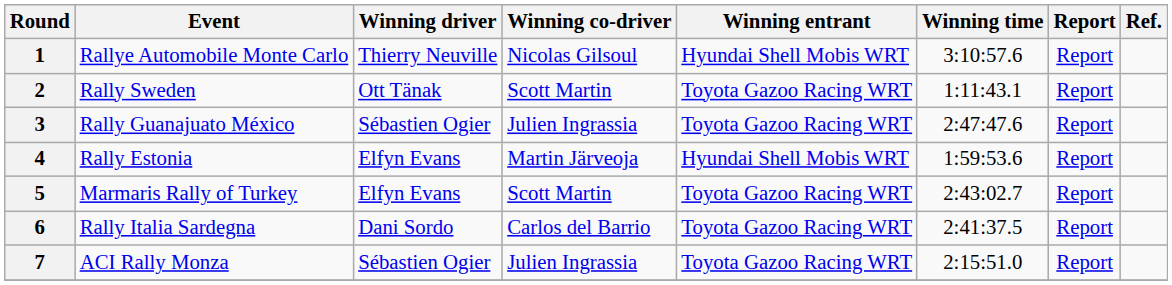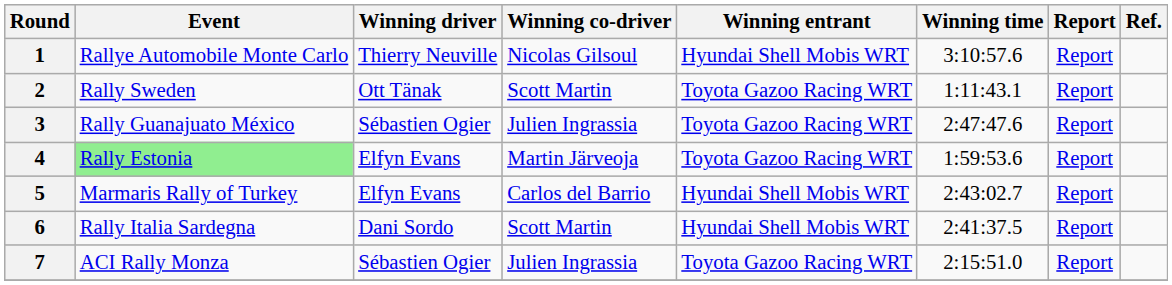(136, 158) no background -> (136, 158) lightgreen background
(795, 158) Hyundai Shell Mobis WRT -> (797, 158) Toyota Gazoo Racing WRT
(559, 192) Scott Martin -> (579, 192) Carlos del Barrio
(797, 192) Toyota Gazoo Racing WRT -> (795, 192) Hyundai Shell Mobis WRT
(579, 227) Carlos del Barrio -> (559, 227) Scott Martin
(797, 227) Toyota Gazoo Racing WRT -> (795, 227) Hyundai Shell Mobis WRT
